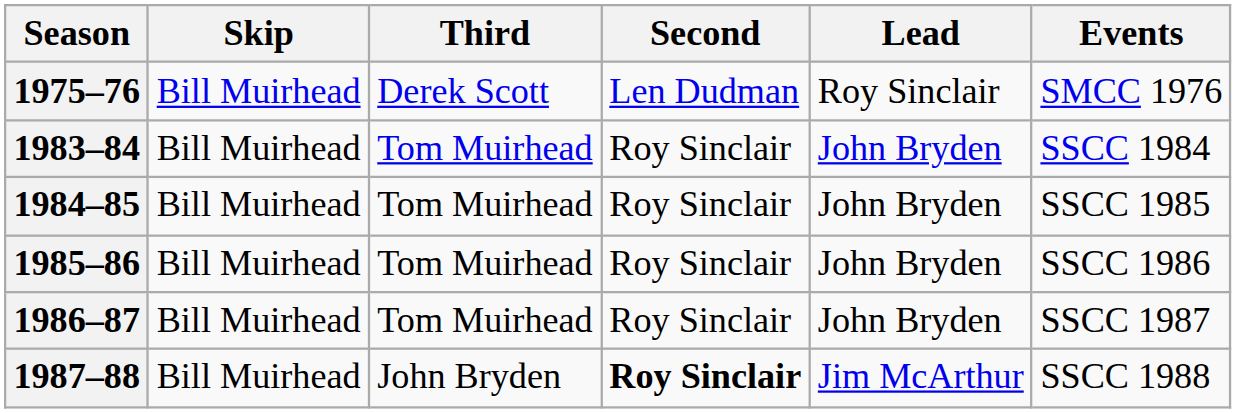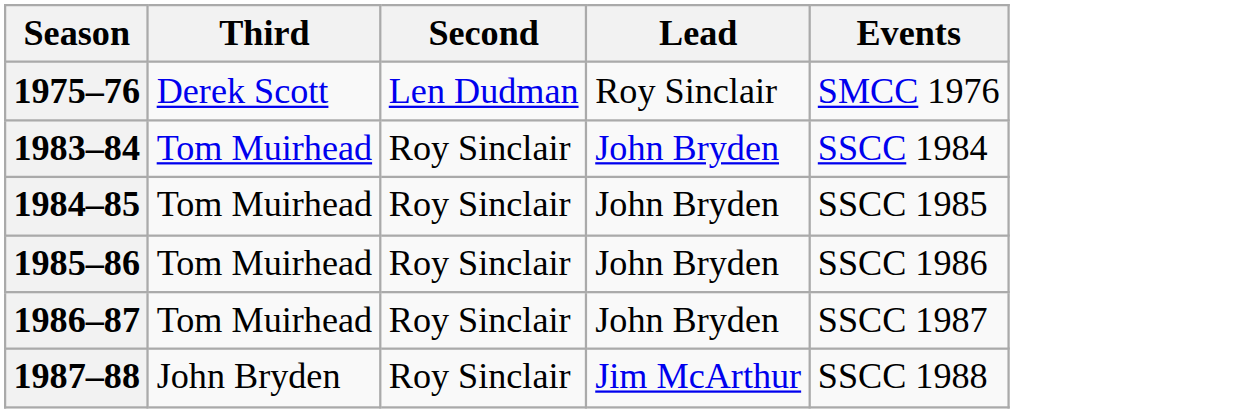- column: (259, 33)
(705, 377) bold -> (480, 377) normal
